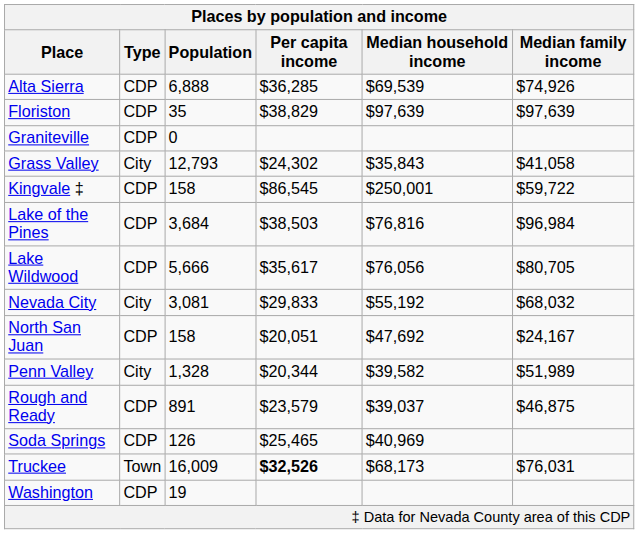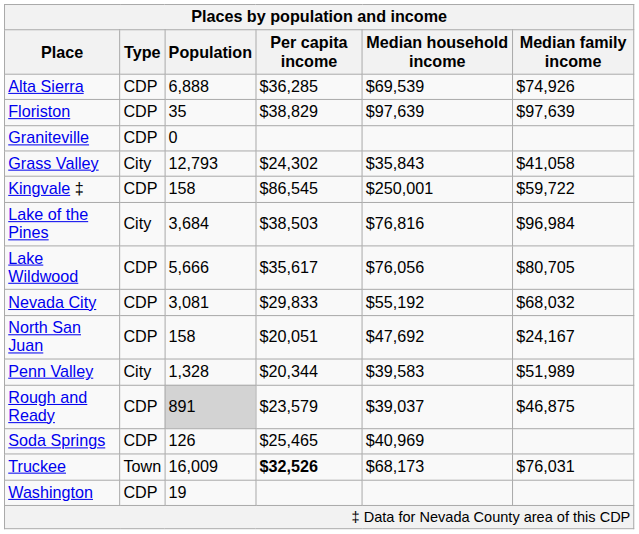(140, 223) CDP -> (137, 223) City
(137, 302) City -> (140, 302) CDP
(395, 371) $39,582 -> (395, 371) $39,583
(182, 406) no background -> (182, 406) lightgrey background
